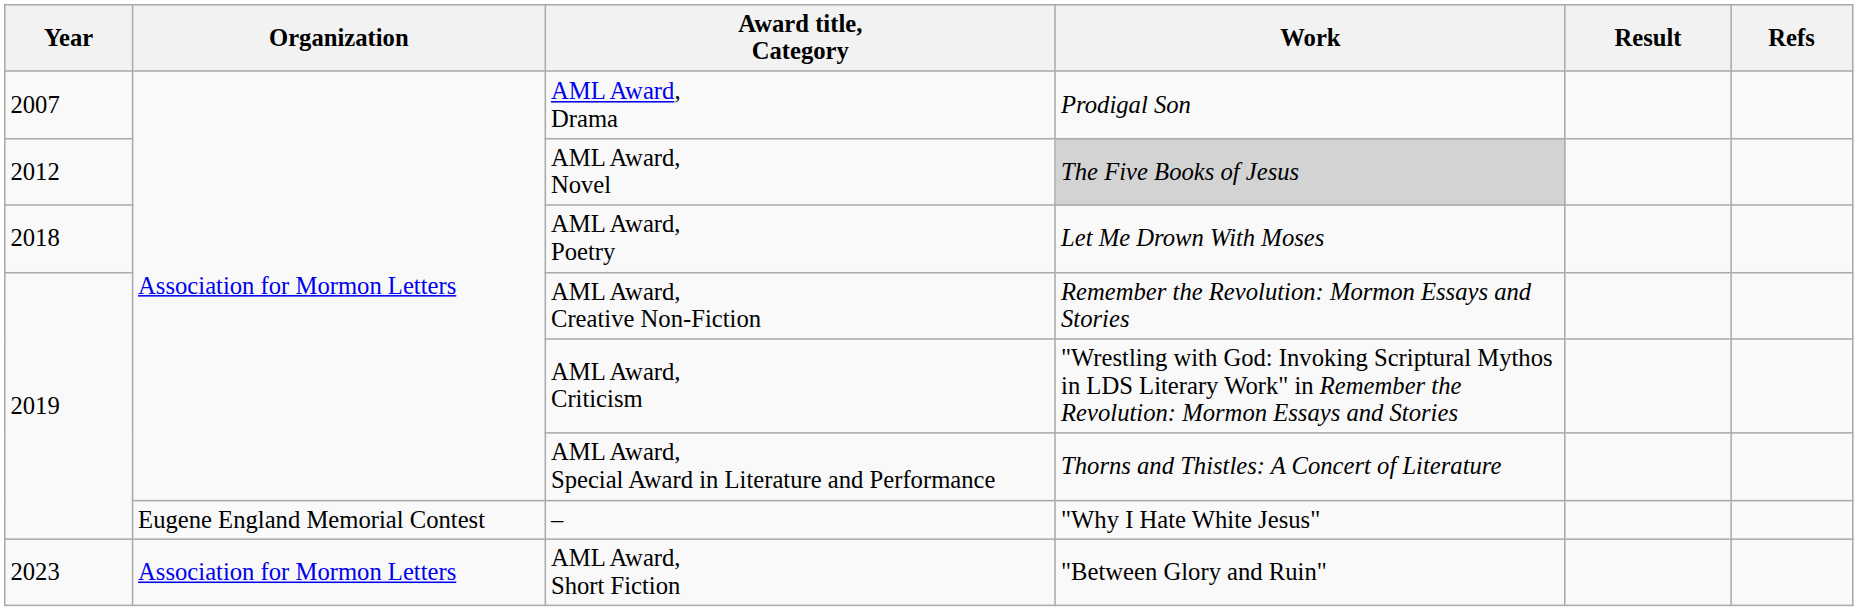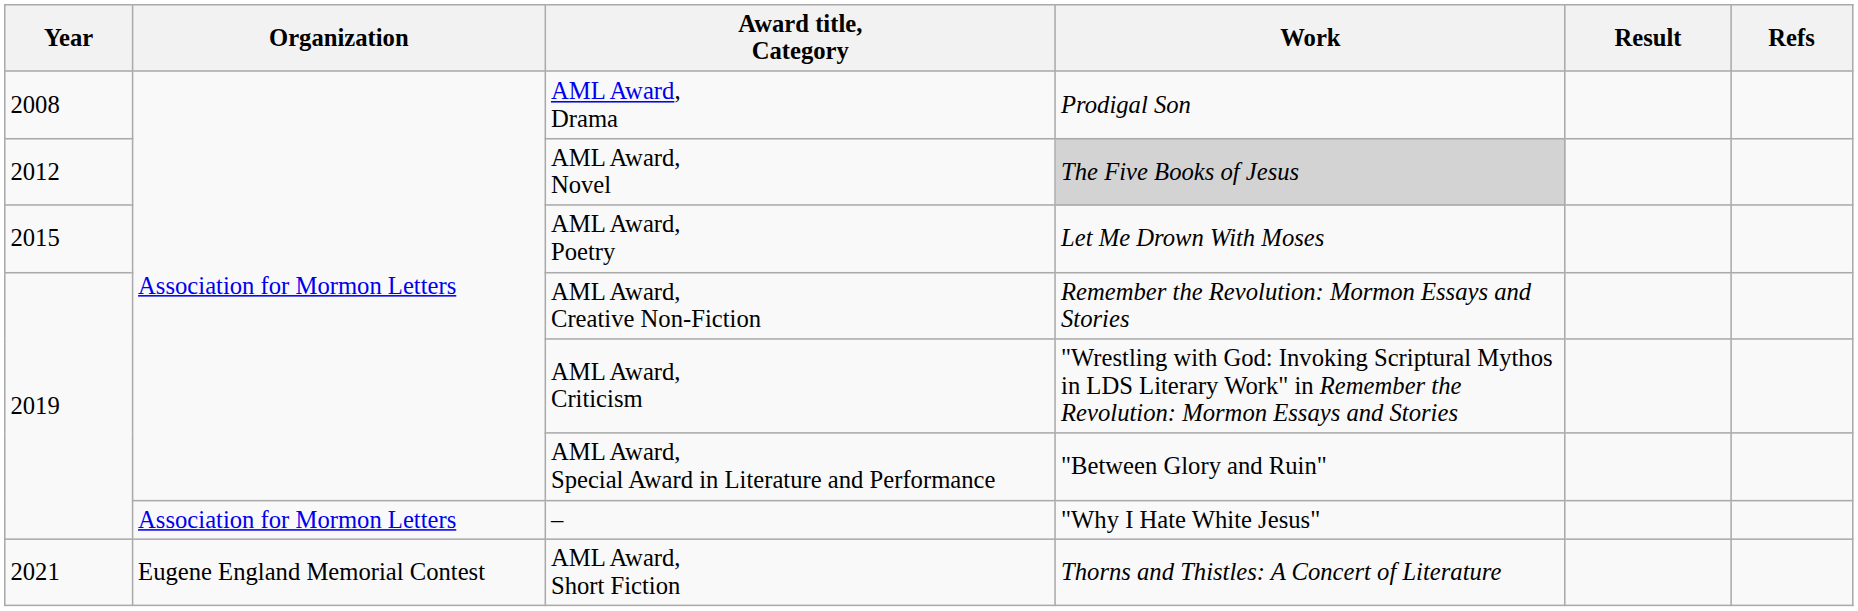(35, 104) 2007 -> (35, 104) 2008
(35, 238) 2018 -> (35, 238) 2015
(1281, 466) Thorns and Thistles: A Concert of Literature -> (1194, 466) "Between Glory and Ruin"
(312, 519) Eugene England Memorial Contest -> (297, 519) Association for Mormon Letters
(35, 572) 2023 -> (35, 572) 2021
(297, 572) Association for Mormon Letters -> (312, 572) Eugene England Memorial Contest
(1194, 572) "Between Glory and Ruin" -> (1281, 572) Thorns and Thistles: A Concert of Literature
